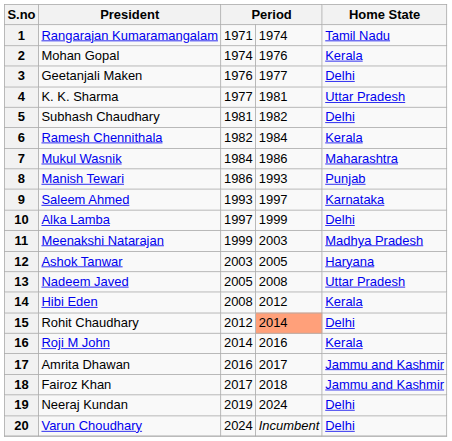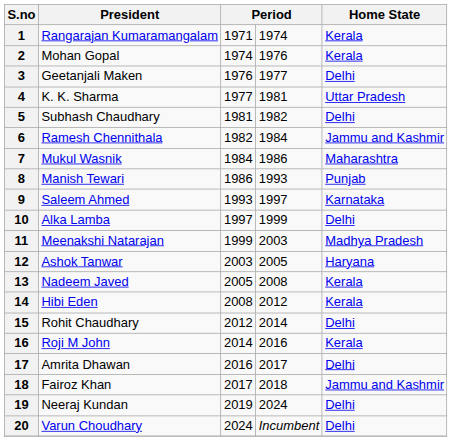(358, 35) Tamil Nadu -> (344, 35) Kerala
(344, 138) Kerala -> (385, 138) Jammu and Kashmir
(365, 281) Uttar Pradesh -> (344, 281) Kerala
(273, 323) lightsalmon background -> (273, 323) no background
(385, 364) Jammu and Kashmir -> (340, 364) Delhi
